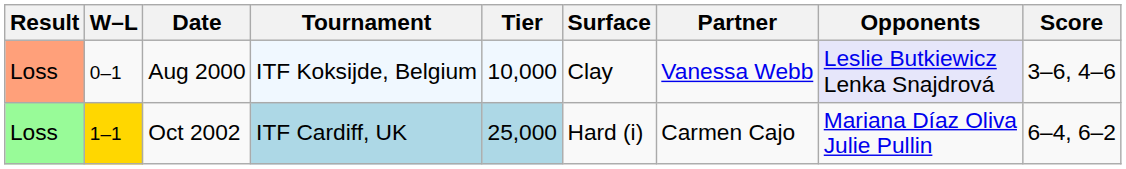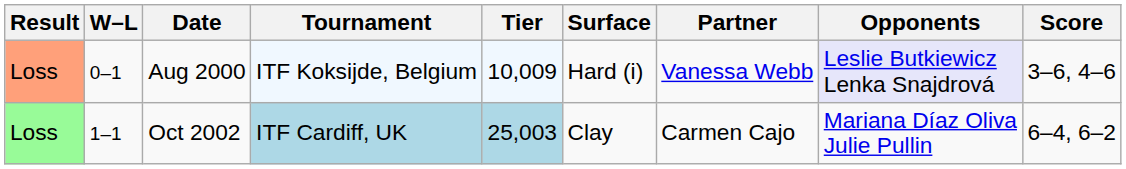(522, 71) 10,000 -> (522, 71) 10,009
(590, 71) Clay -> (605, 71) Hard (i)
(106, 134) gold background -> (106, 134) no background
(522, 132) 25,000 -> (522, 132) 25,003
(605, 132) Hard (i) -> (590, 132) Clay
